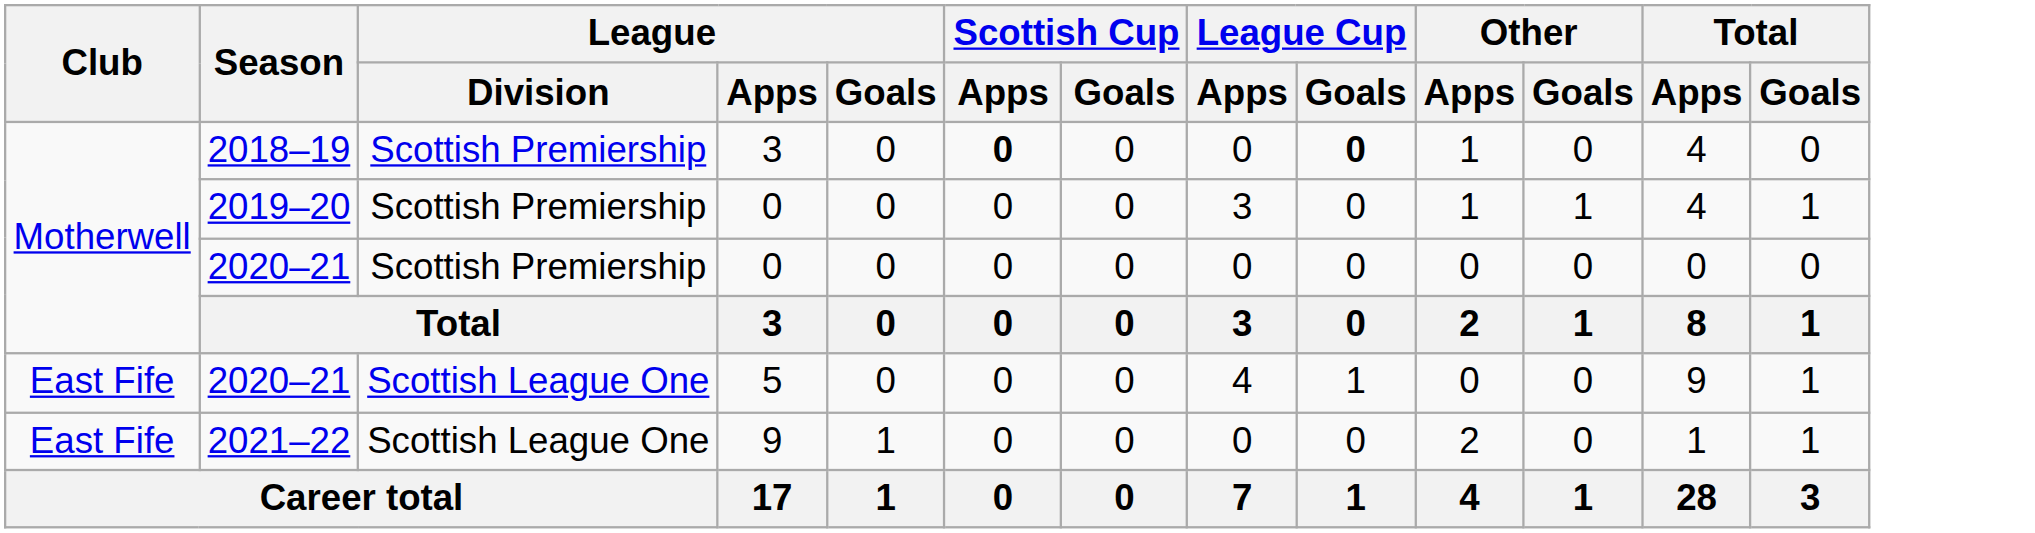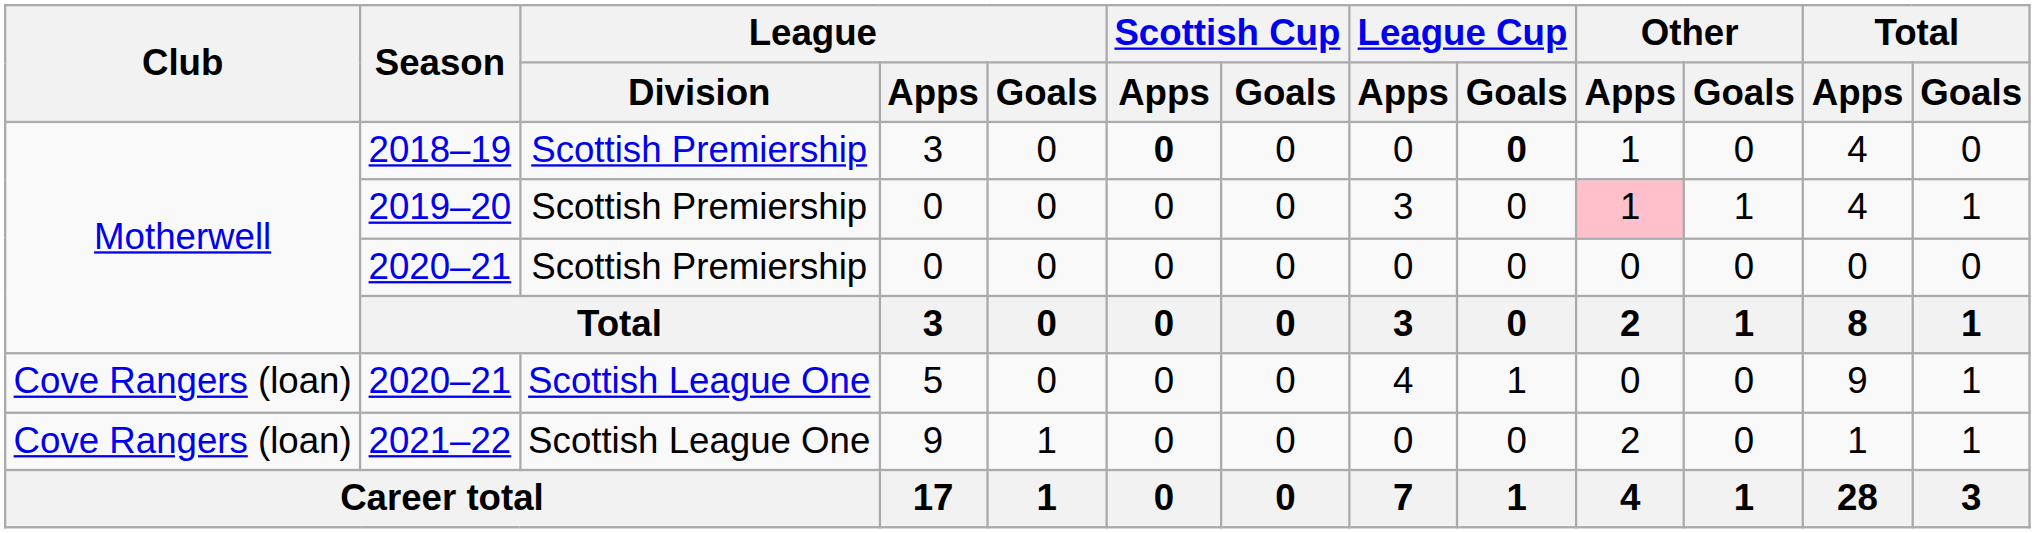(1469, 207) no background -> (1630, 207) pink background
(102, 382) East Fife -> (183, 382) Cove Rangers (loan)
(102, 440) East Fife -> (183, 440) Cove Rangers (loan)
